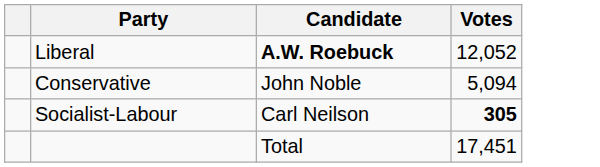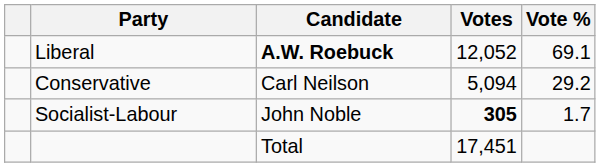+ column: (558, 20)
(311, 83) John Noble -> (315, 83) Carl Neilson
(315, 114) Carl Neilson -> (311, 114) John Noble
